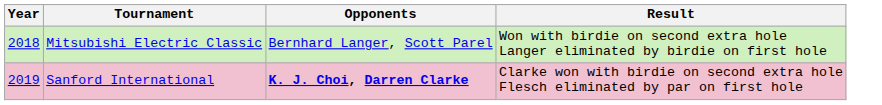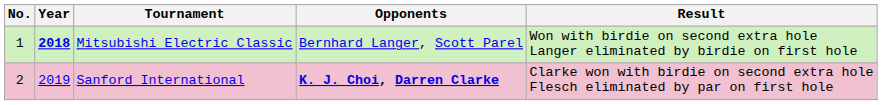+ column: (20, 16)
(24, 45) normal -> (54, 45) bold
